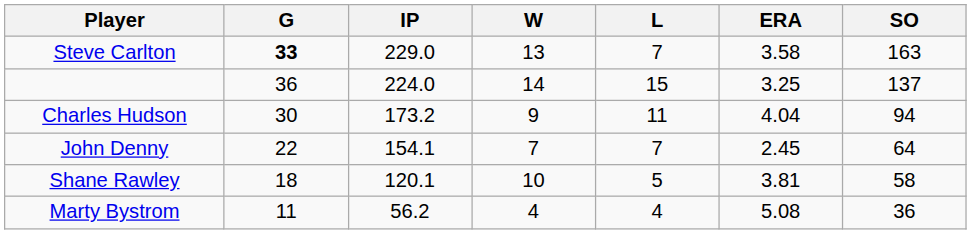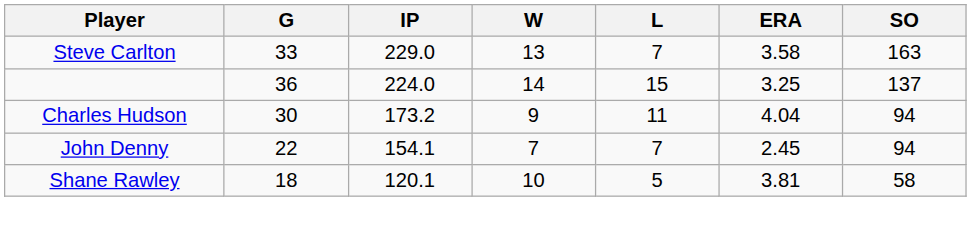(286, 52) bold -> (286, 52) normal
(904, 148) 64 -> (904, 148) 94
- row: (115, 212)
